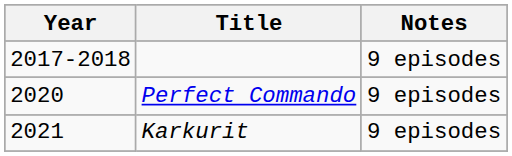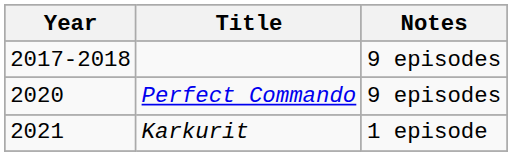(434, 132) 9 episodes -> (427, 132) 1 episode
